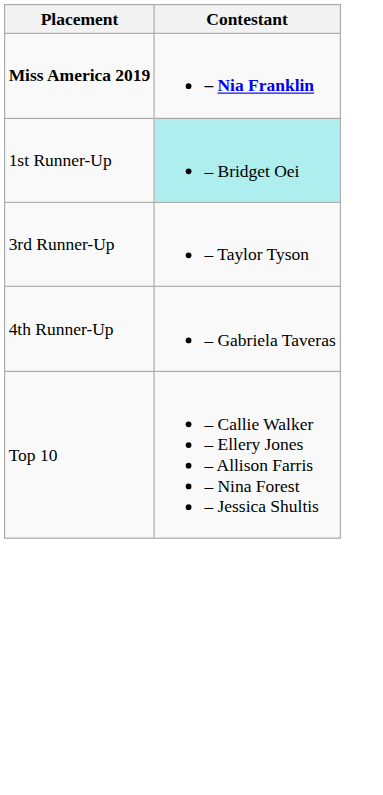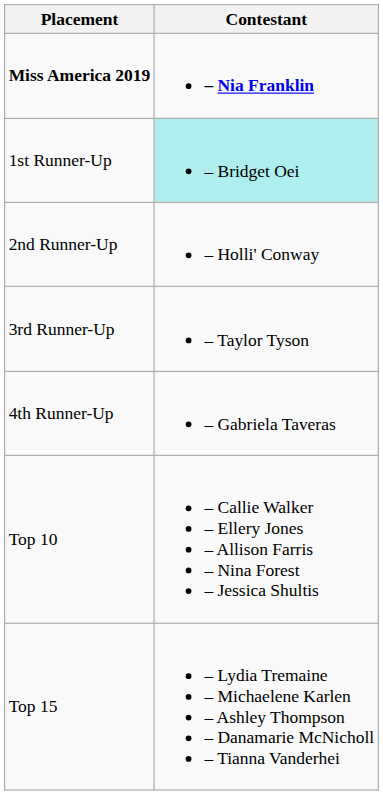+ row: (63, 244)
+ row: (33, 706)
